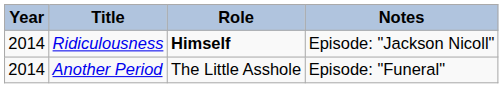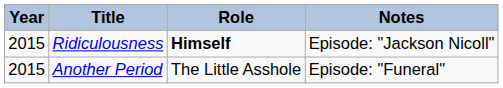(27, 43) 2014 -> (27, 43) 2015
(27, 69) 2014 -> (27, 69) 2015
